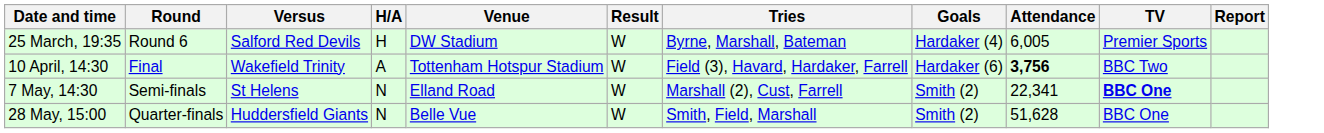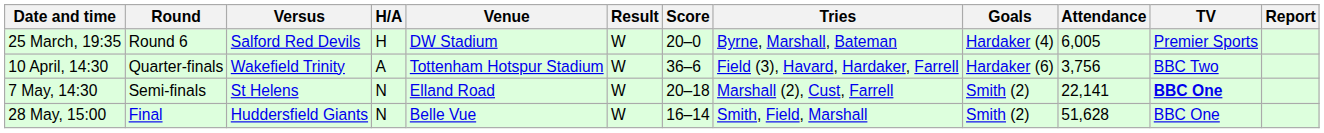+ column: (688, 16)
(146, 66) Final -> (176, 66) Quarter-finals
(1030, 66) bold -> (1081, 66) normal
(1034, 90) 22,341 -> (1085, 90) 22,141
(176, 115) Quarter-finals -> (146, 115) Final
